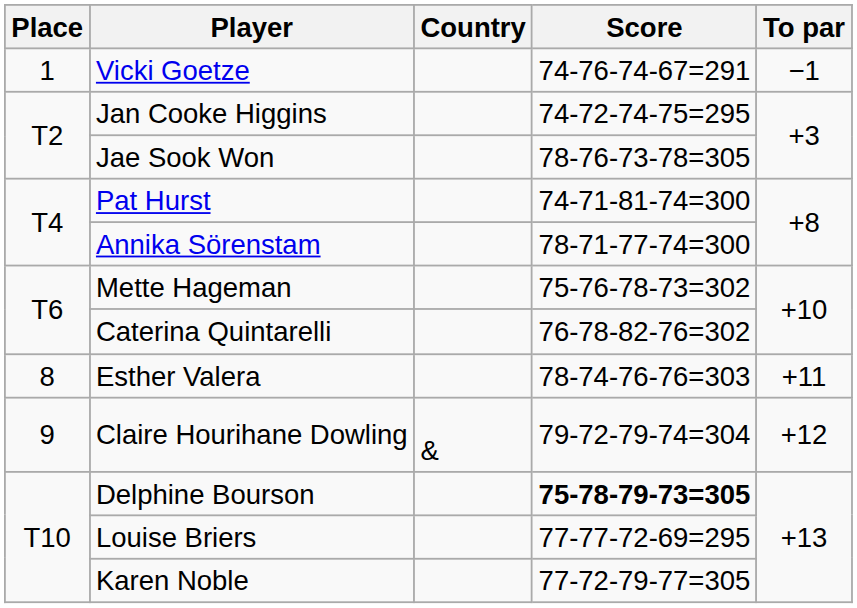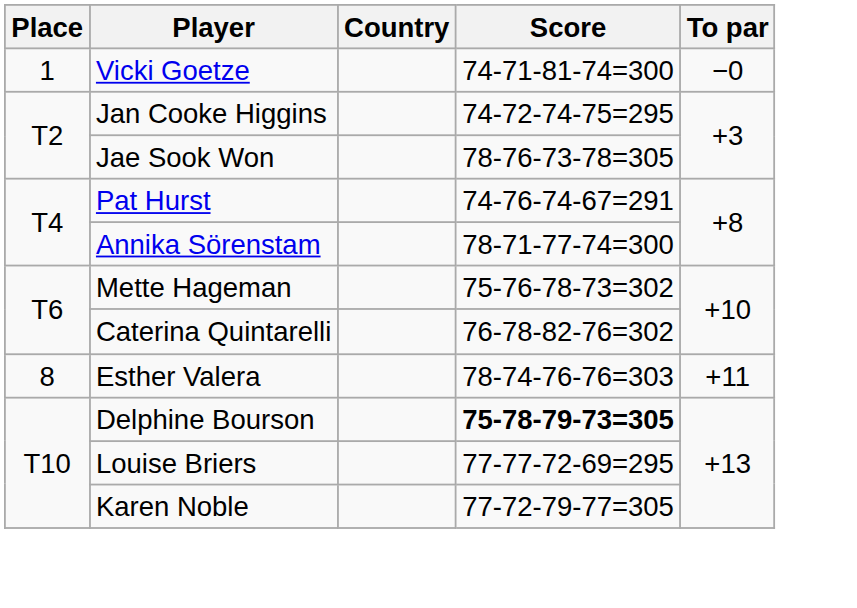(644, 70) 74-76-74-67=291 -> (568, 70) 74-71-81-74=300
(804, 70) −1 -> (728, 70) −0
(644, 201) 74-71-81-74=300 -> (568, 201) 74-76-74-67=291
- row: (252, 434)
